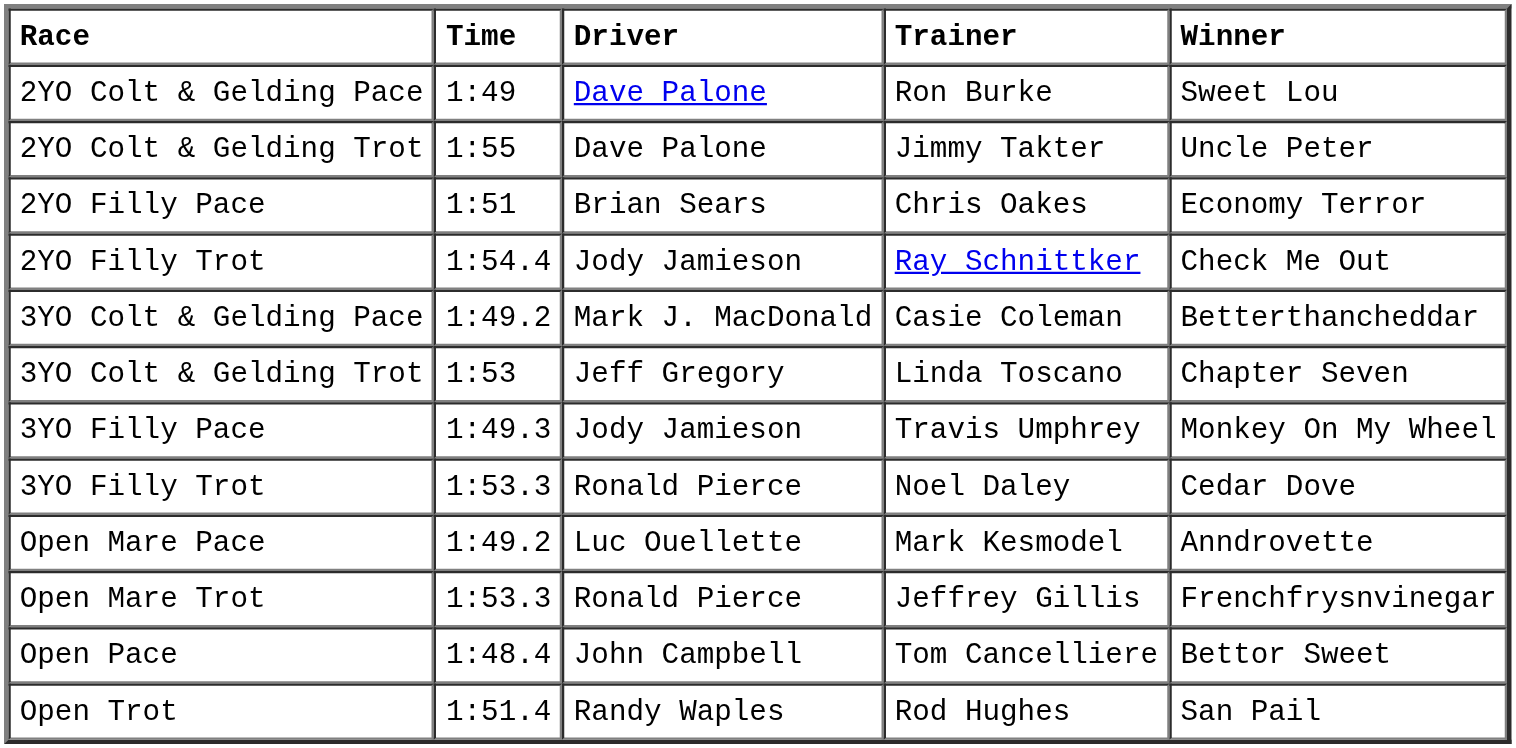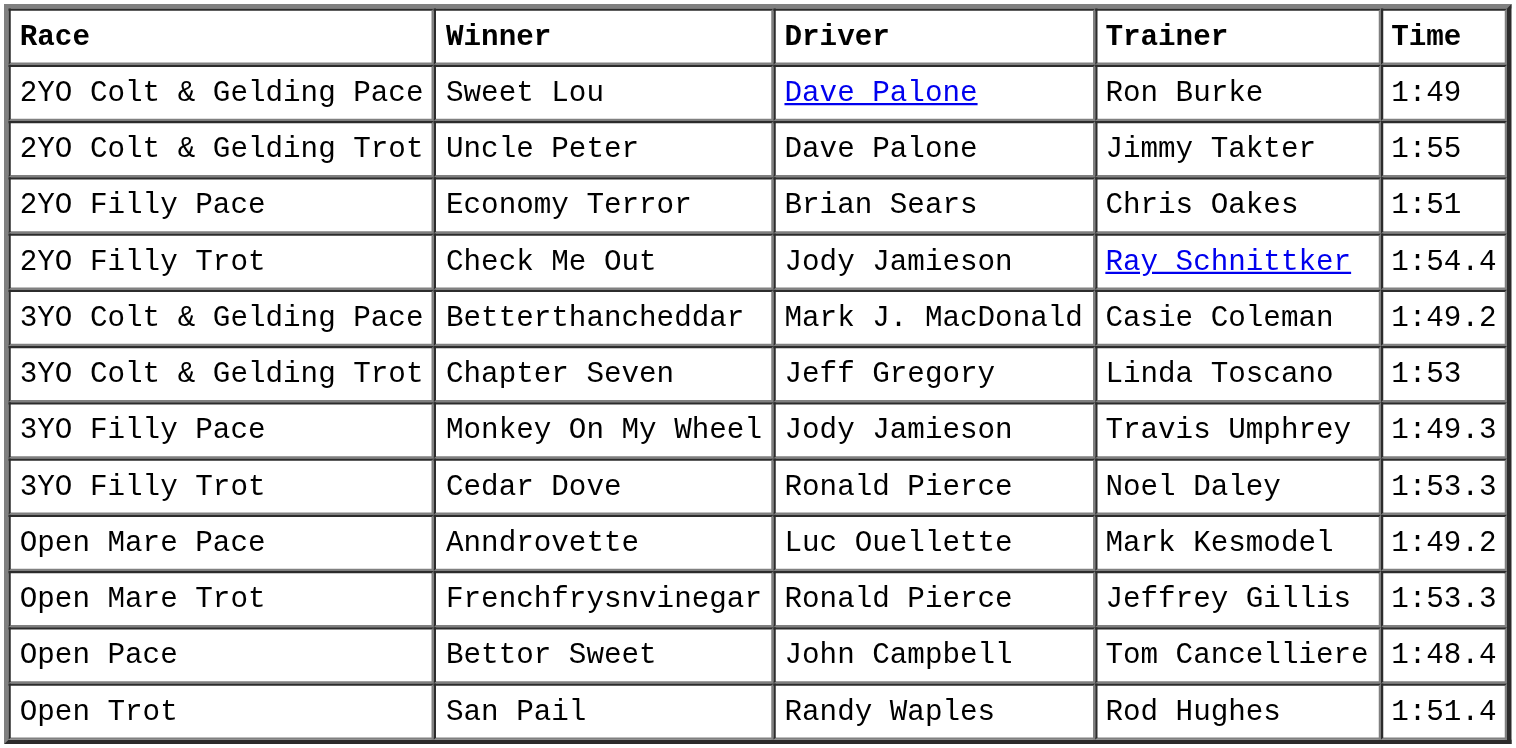columns swapped: (1233, 37) <-> (481, 37)
